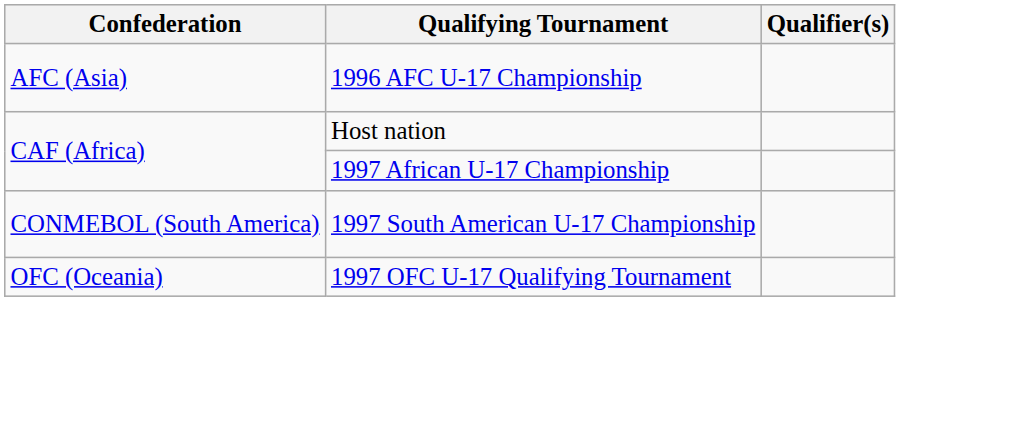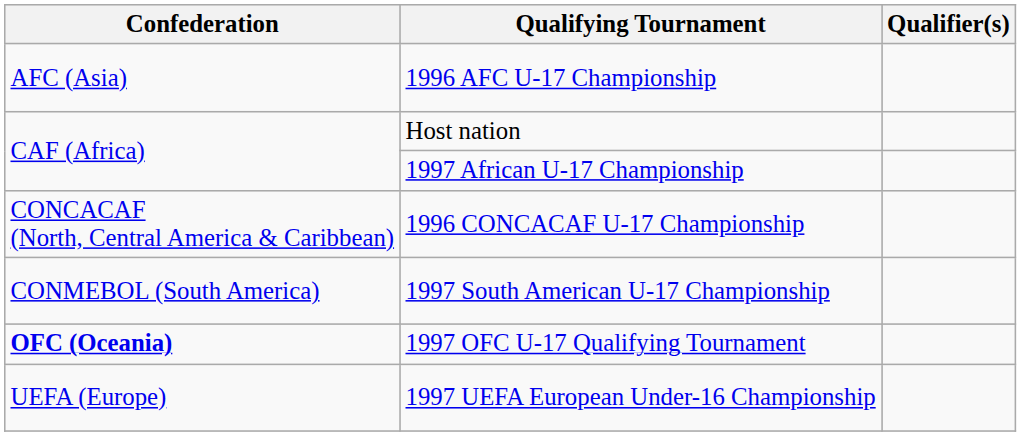+ row: (605, 223)
(87, 276) normal -> (91, 343) bold
+ row: (641, 397)
